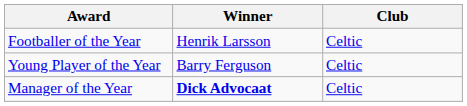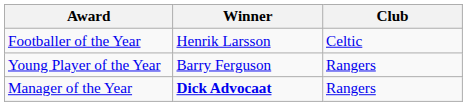(344, 64) Celtic -> (351, 64) Rangers
(344, 88) Celtic -> (351, 88) Rangers
